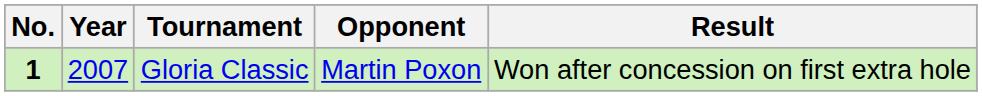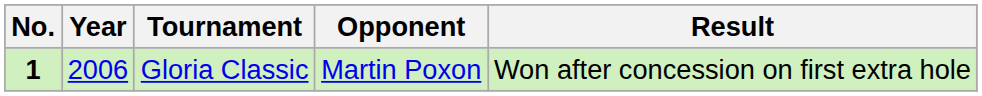(98, 70) 2007 -> (98, 70) 2006
